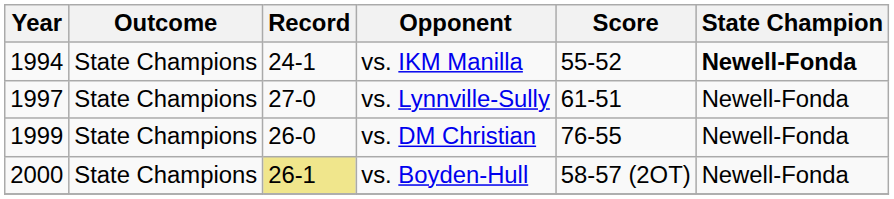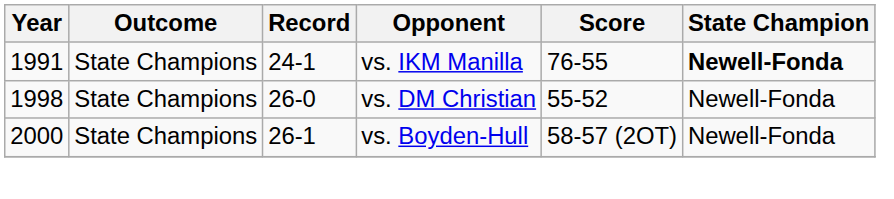(37, 61) 1994 -> (37, 61) 1991
(591, 61) 55-52 -> (578, 61) 76-55
- row: (456, 99)
(37, 136) 1999 -> (37, 99) 1998
(591, 136) 76-55 -> (578, 99) 55-52
(292, 174) khaki background -> (292, 136) no background
